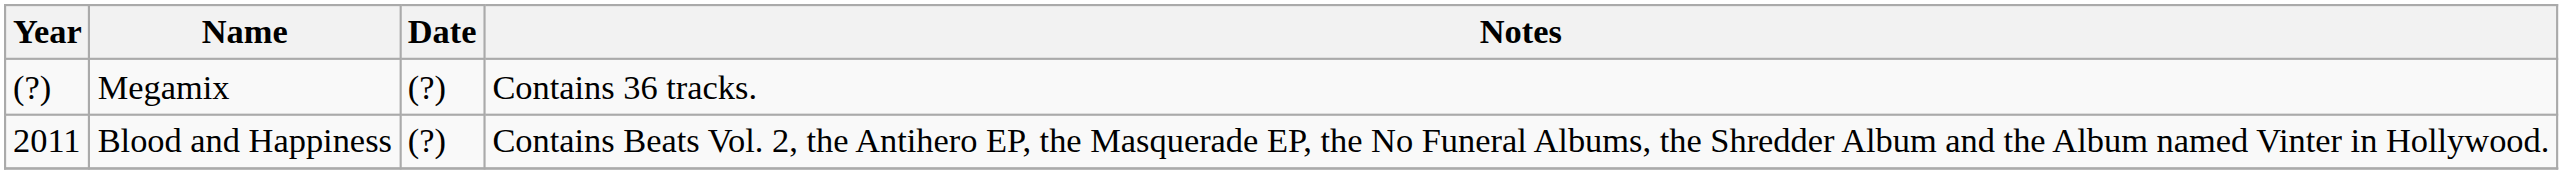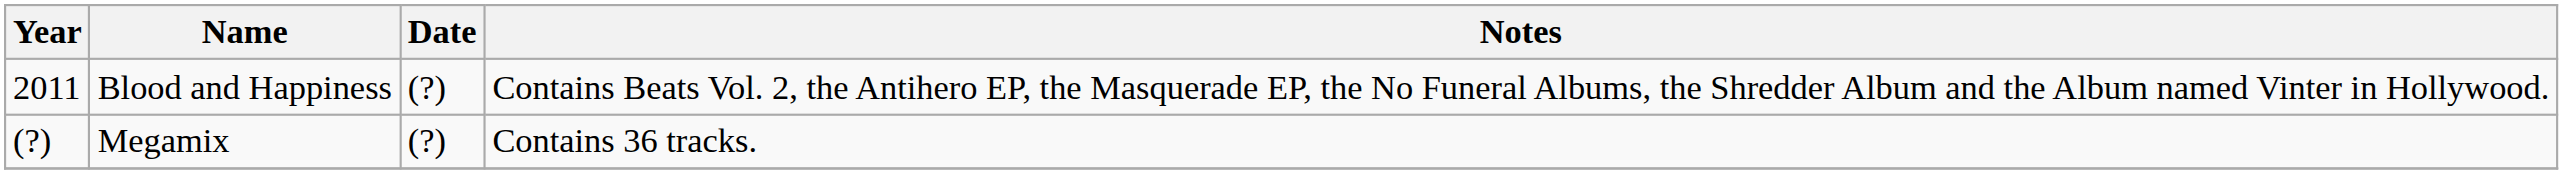rows swapped: (245, 140) <-> (164, 86)
